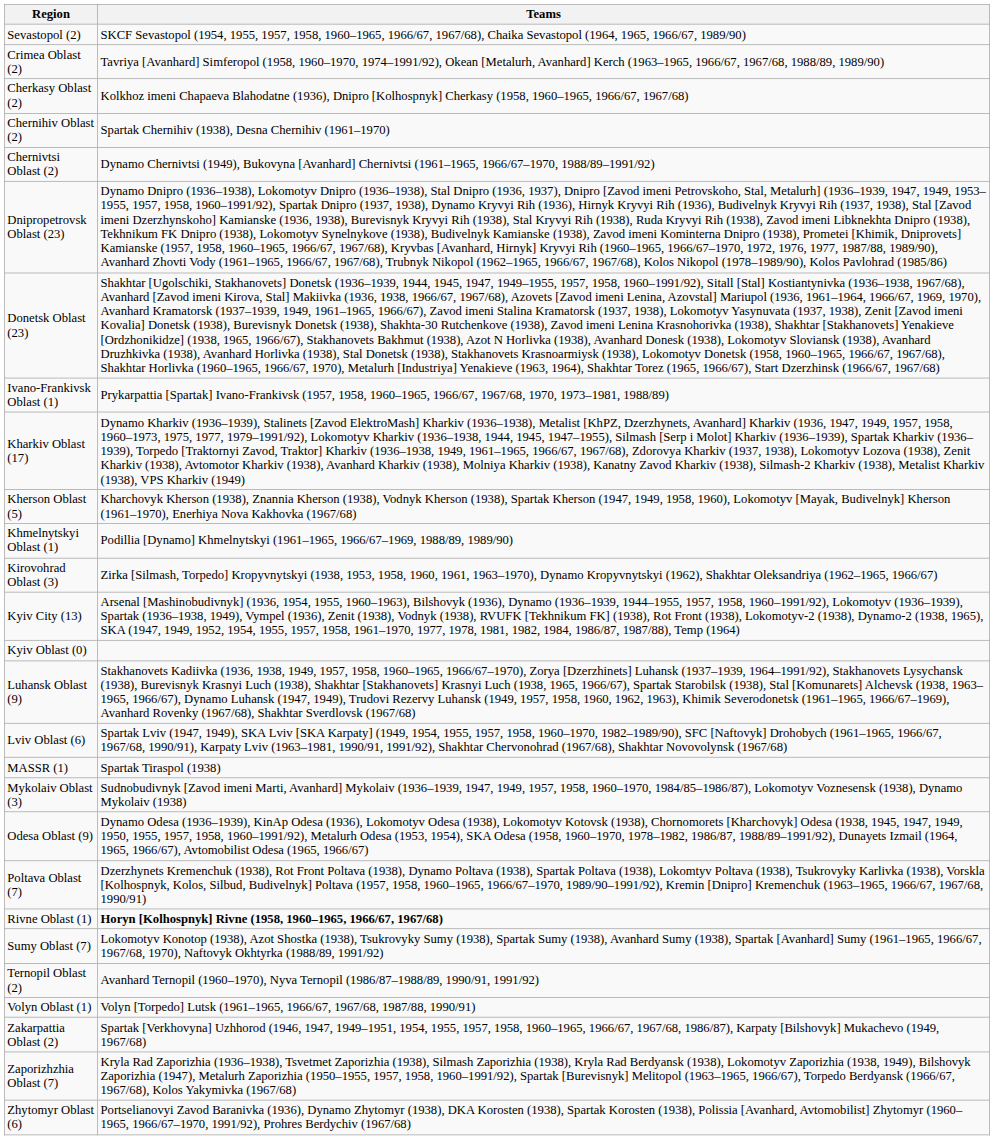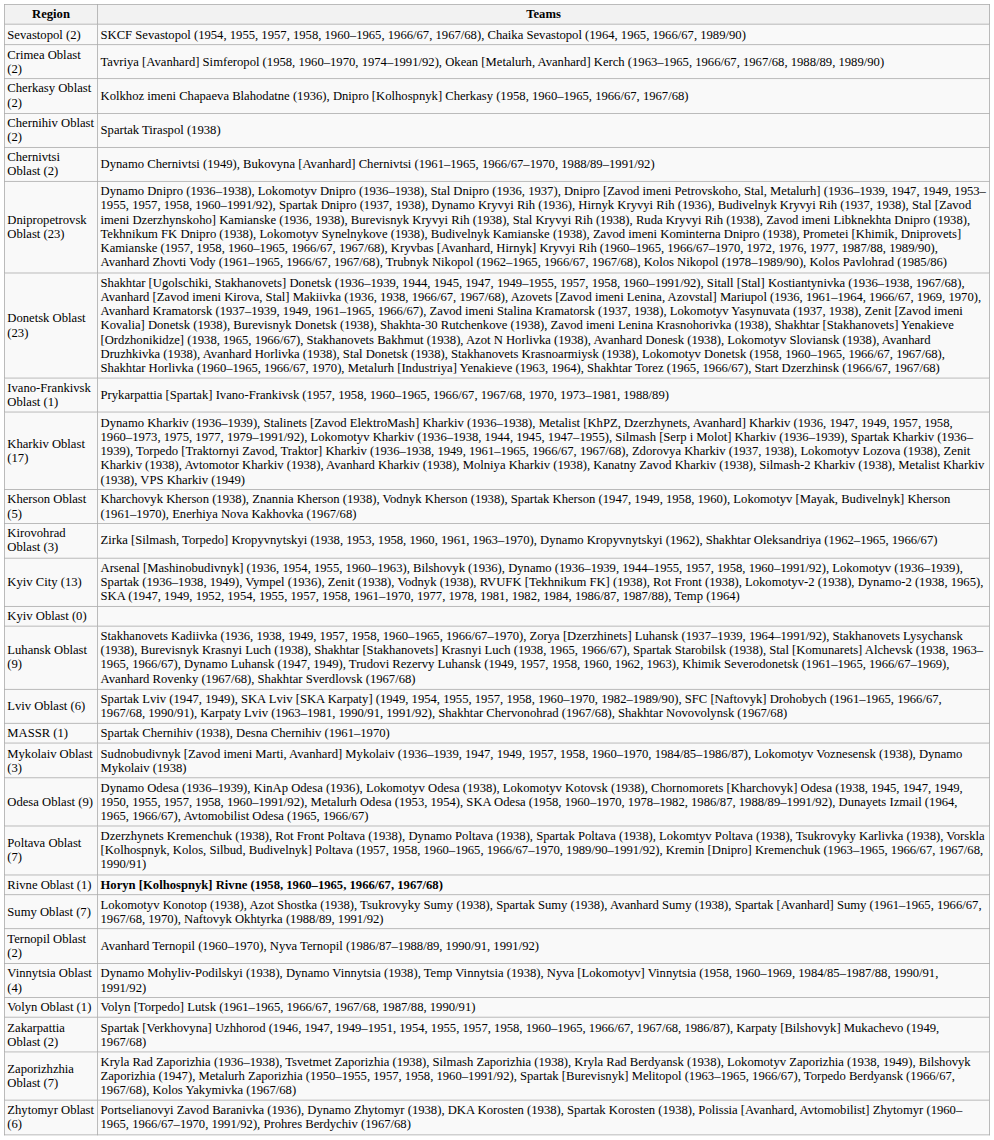(245, 130) Spartak Chernihiv (1938), Desna Chernihiv (1961–1970) -> (161, 130) Spartak Tiraspol (1938)
- row: (43, 540)
(161, 767) Spartak Tiraspol (1938) -> (245, 733) Spartak Chernihiv (1938), Desna Chernihiv (1961–1970)
+ row: (50, 980)
